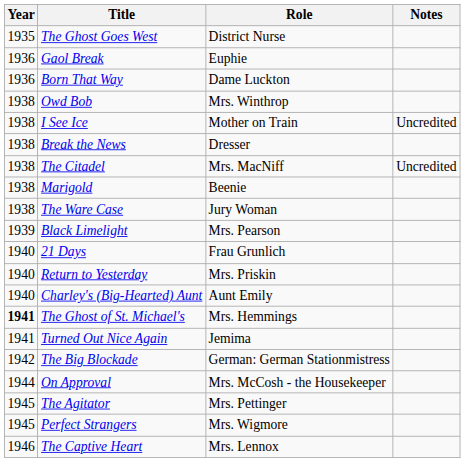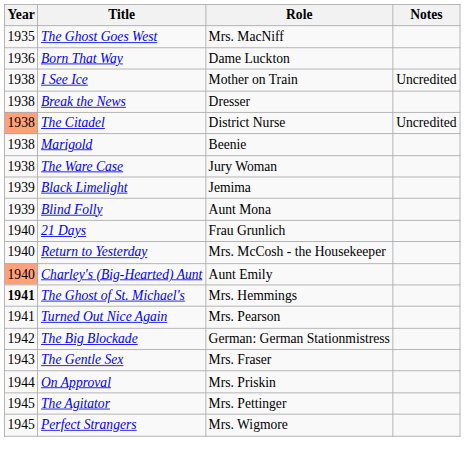(247, 36) District Nurse -> (246, 36) Mrs. MacNiff
- row: (72, 58)
- row: (67, 101)
(21, 166) no background -> (21, 123) lightsalmon background
(246, 166) Mrs. MacNiff -> (247, 123) District Nurse
(244, 230) Mrs. Pearson -> (230, 187) Jemima
+ row: (72, 209)
(242, 274) Mrs. Priskin -> (297, 252) Mrs. McCosh - the Housekeeper
(21, 295) no background -> (21, 274) lightsalmon background
(230, 338) Jemima -> (244, 317) Mrs. Pearson
+ row: (82, 360)
(297, 381) Mrs. McCosh - the Housekeeper -> (242, 381) Mrs. Priskin
- row: (92, 446)
